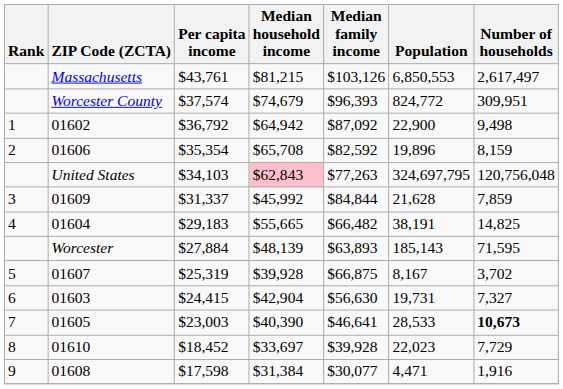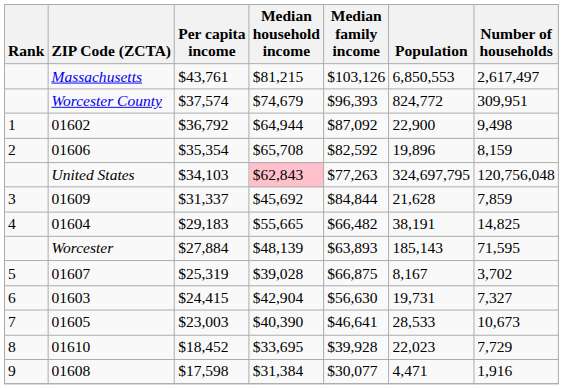(278, 125) $64,942 -> (278, 125) $64,944
(278, 199) $45,992 -> (278, 199) $45,692
(278, 273) $39,928 -> (278, 273) $39,028
(499, 322) bold -> (499, 322) normal
(278, 347) $33,697 -> (278, 347) $33,695
